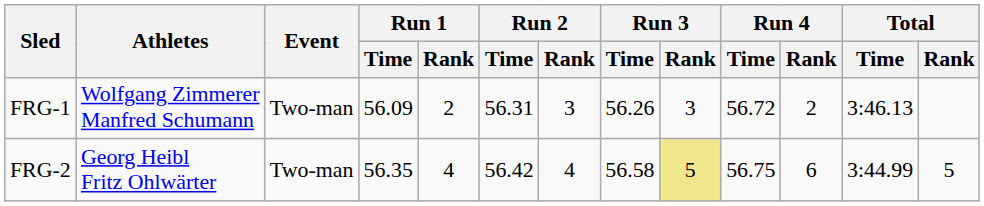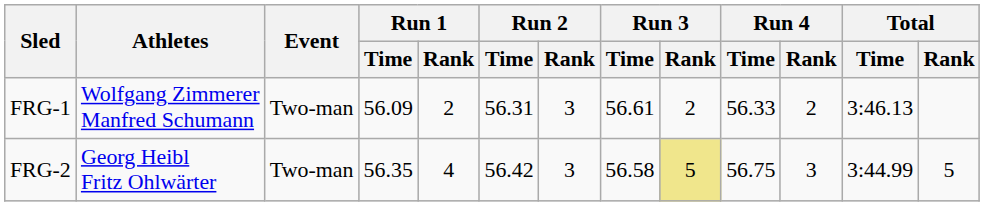(630, 108) 56.26 -> (630, 108) 56.61
(690, 108) 3 -> (690, 108) 2
(751, 108) 56.72 -> (751, 108) 56.33
(569, 170) 4 -> (569, 170) 3
(811, 170) 6 -> (811, 170) 3
